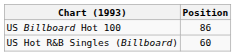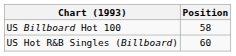(205, 28) 86 -> (205, 28) 58
